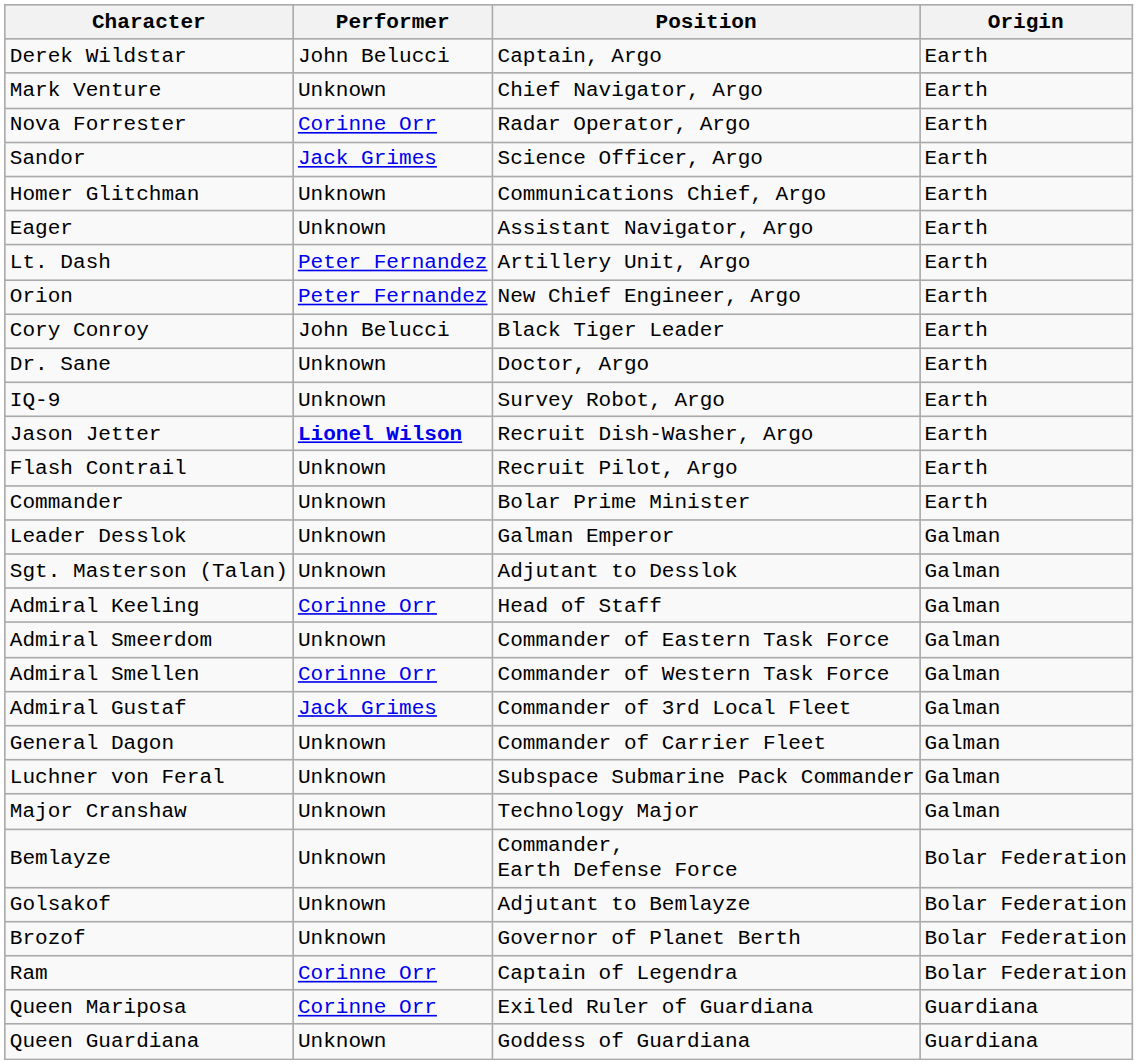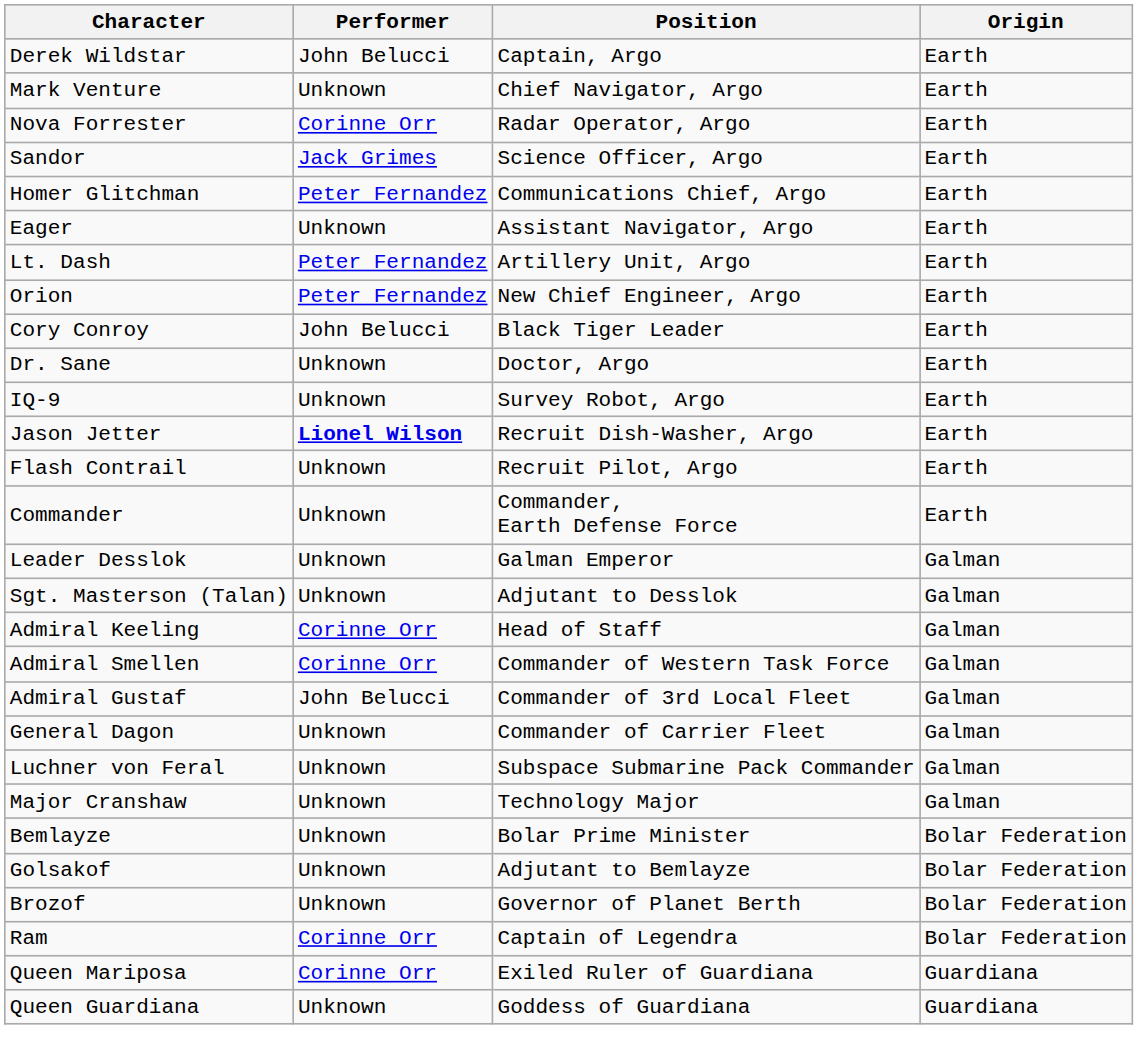(342, 194) Unknown -> (393, 194) Peter Fernandez
(624, 503) Bolar Prime Minister -> (618, 515) Commander, Earth Defense Force
- row: (111, 640)
(367, 708) Jack Grimes -> (374, 698) John Belucci
(618, 858) Commander, Earth Defense Force -> (624, 836) Bolar Prime Minister
